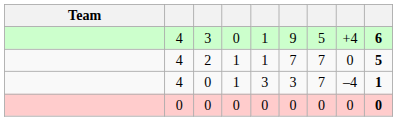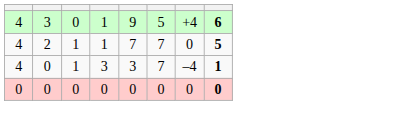- column: (85, 15)
